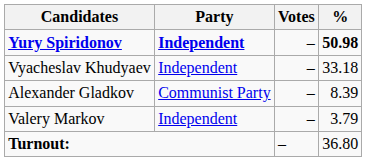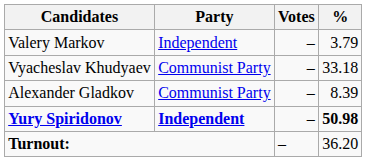rows swapped: (65, 42) <-> (56, 118)
(198, 67) Independent -> (214, 67) Communist Party
(340, 144) 36.80 -> (340, 144) 36.20
